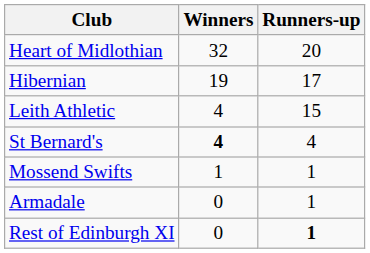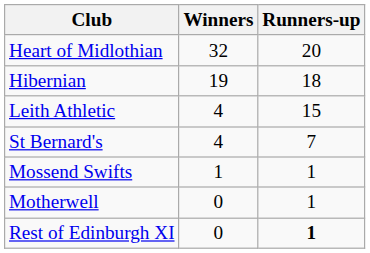(311, 80) 17 -> (311, 80) 18
(218, 141) bold -> (218, 141) normal
(311, 141) 4 -> (311, 141) 7
- row: (47, 202)
+ row: (54, 202)
